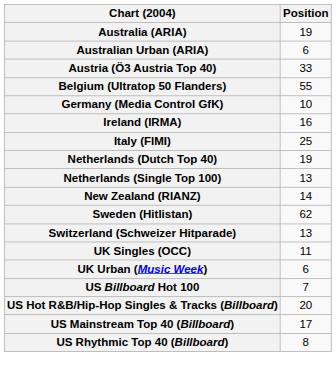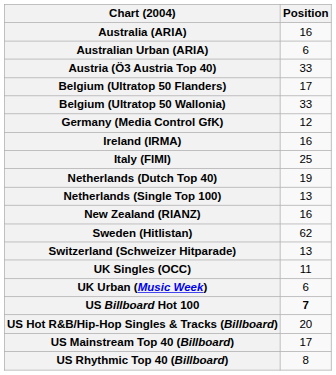(306, 31) 19 -> (306, 31) 16
(306, 86) 55 -> (306, 86) 17
+ row: (142, 104)
(306, 104) 10 -> (306, 123) 12
(306, 196) 14 -> (306, 214) 16
(306, 287) normal -> (306, 305) bold
